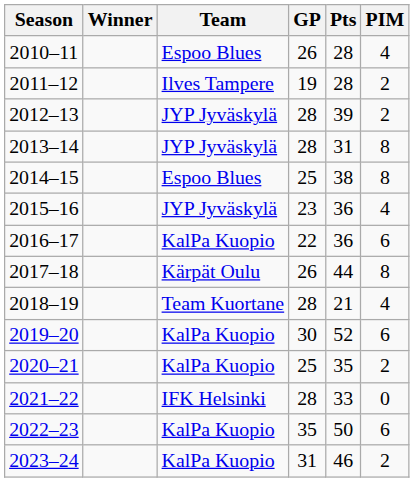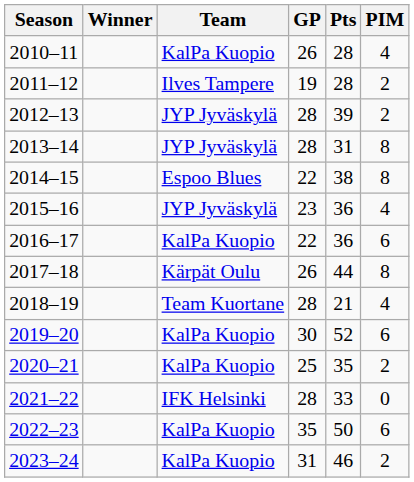(211, 51) Espoo Blues -> (218, 51) KalPa Kuopio
(307, 177) 25 -> (307, 177) 22
